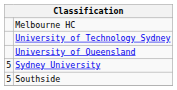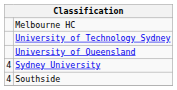(9, 65) 5 -> (9, 65) 4
(9, 79) 5 -> (9, 79) 4
